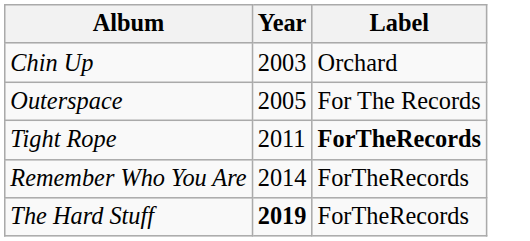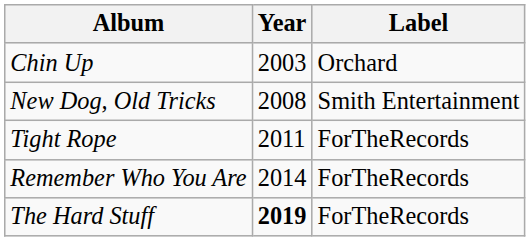- row: (66, 100)
+ row: (113, 100)
(399, 139) bold -> (393, 139) normal
